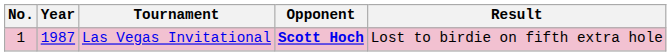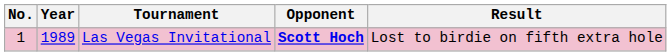(58, 40) 1987 -> (58, 40) 1989
